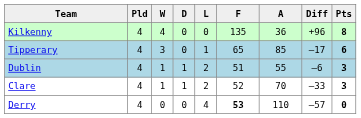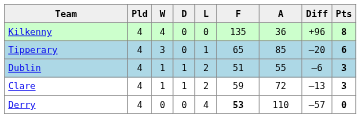(317, 50) –17 -> (317, 50) –20
(238, 86) 52 -> (238, 86) 59
(281, 86) 70 -> (281, 86) 72
(317, 86) –33 -> (317, 86) –13
